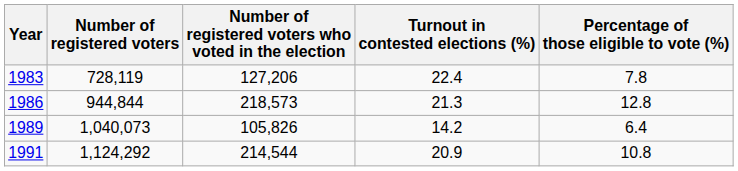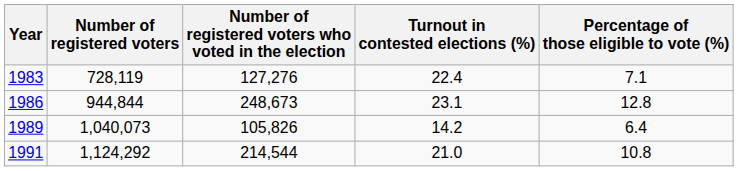(269, 77) 127,206 -> (269, 77) 127,276
(636, 77) 7.8 -> (636, 77) 7.1
(269, 102) 218,573 -> (269, 102) 248,673
(447, 102) 21.3 -> (447, 102) 23.1
(447, 153) 20.9 -> (447, 153) 21.0
